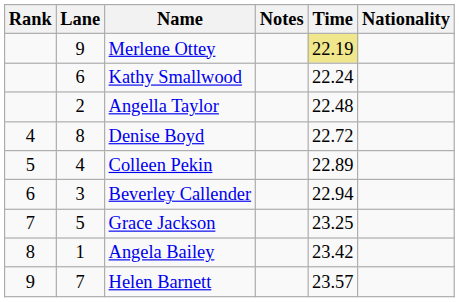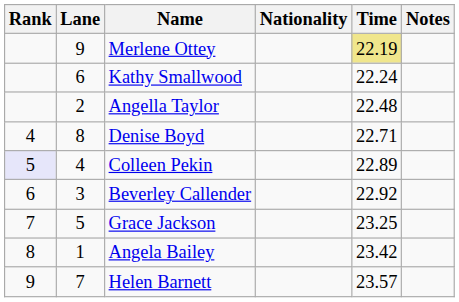columns swapped: (406, 19) <-> (282, 19)
(333, 135) 22.72 -> (377, 135) 22.71
(30, 164) no background -> (30, 164) lavender background
(333, 194) 22.94 -> (377, 194) 22.92
